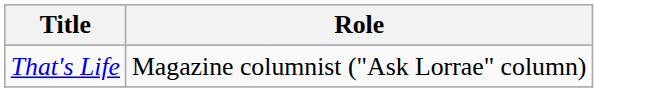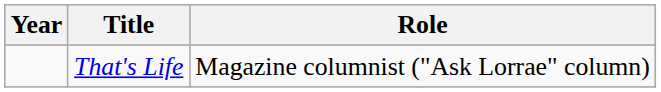+ column: (36, 24)
